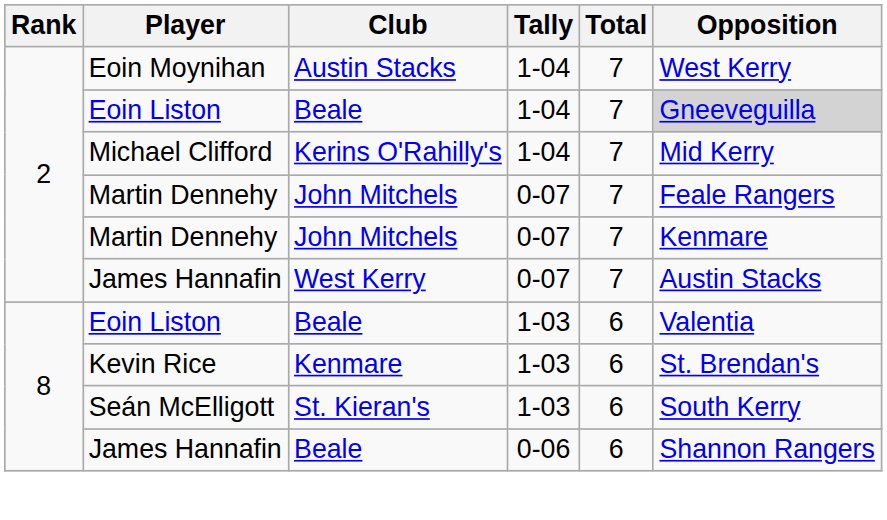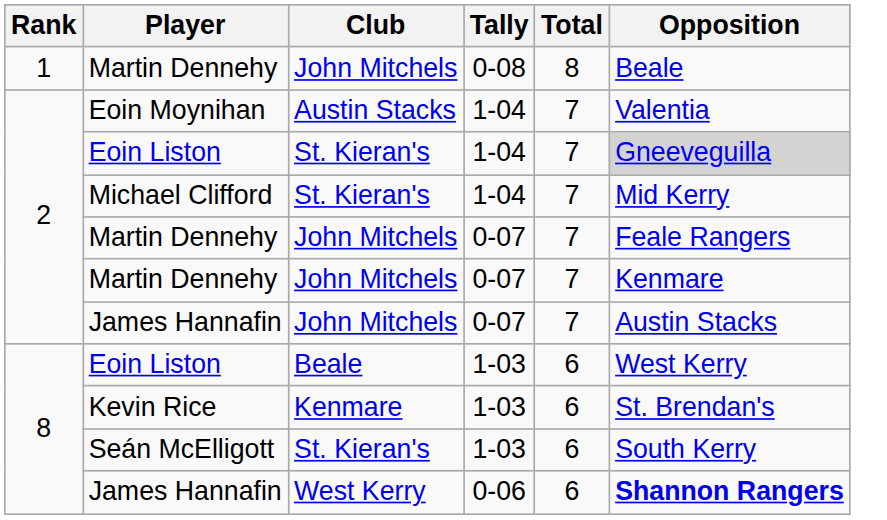+ row: (183, 68)
(725, 68) West Kerry -> (662, 110) Valentia
(328, 110) Beale -> (362, 152) St. Kieran's
(398, 152) Kerins O'Rahilly's -> (362, 195) St. Kieran's
(360, 279) West Kerry -> (376, 322) John Mitchels
(707, 322) Valentia -> (681, 364) West Kerry
(328, 449) Beale -> (360, 491) West Kerry
(767, 449) normal -> (729, 491) bold
